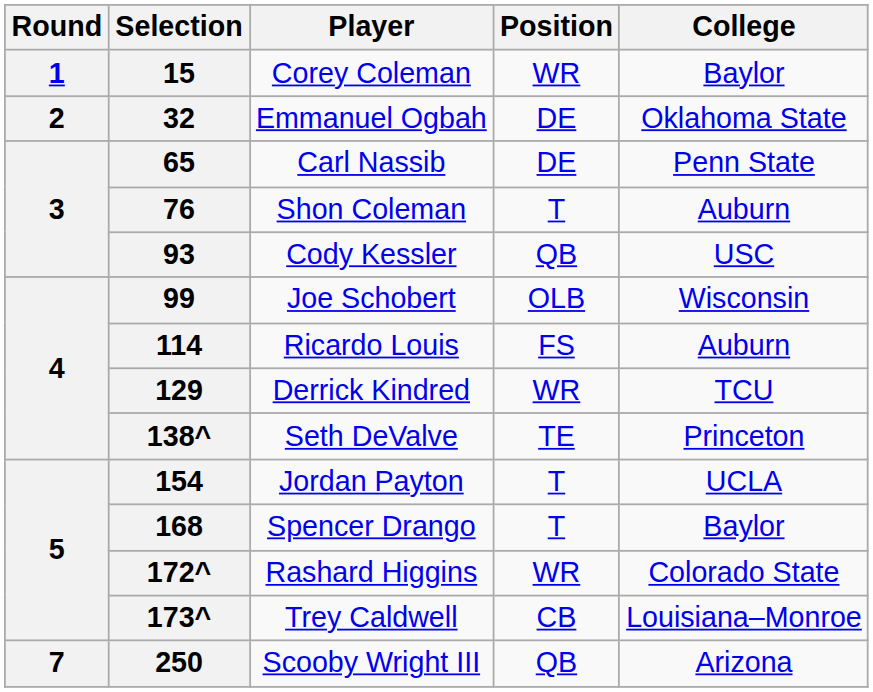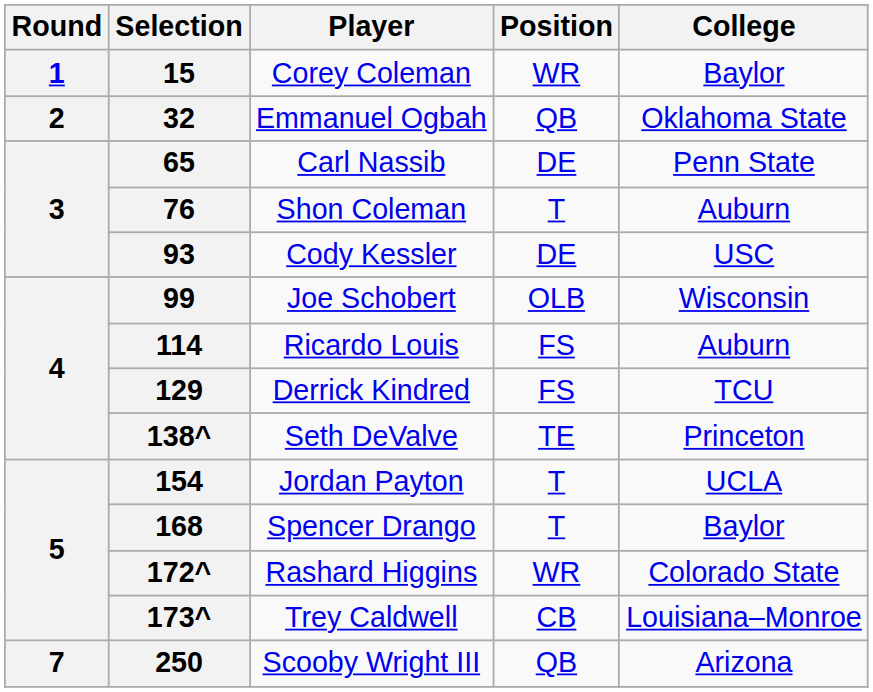(556, 118) DE -> (556, 118) QB
(556, 254) QB -> (556, 254) DE
(556, 390) WR -> (556, 390) FS
